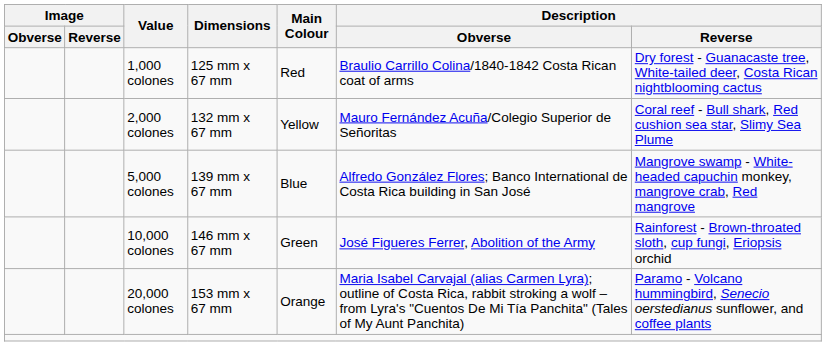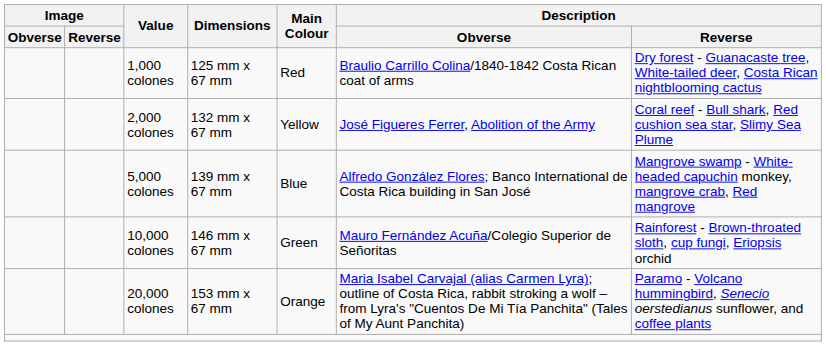(475, 125) Mauro Fernández Acuña/Colegio Superior de Señoritas -> (467, 125) José Figueres Ferrer, Abolition of the Army
(467, 243) José Figueres Ferrer, Abolition of the Army -> (475, 243) Mauro Fernández Acuña/Colegio Superior de Señoritas
